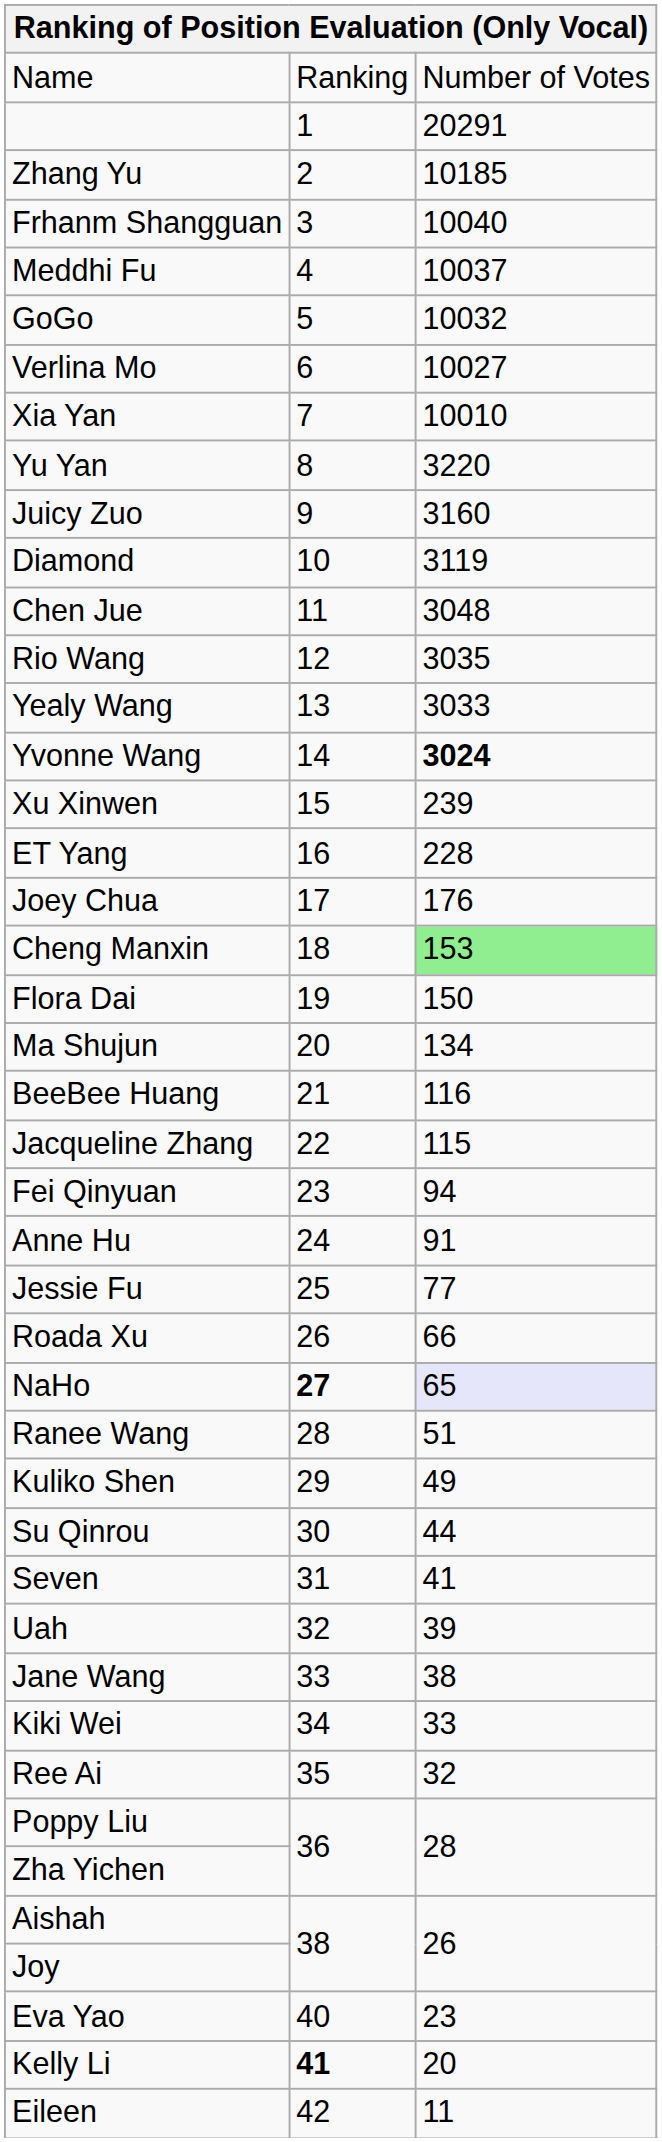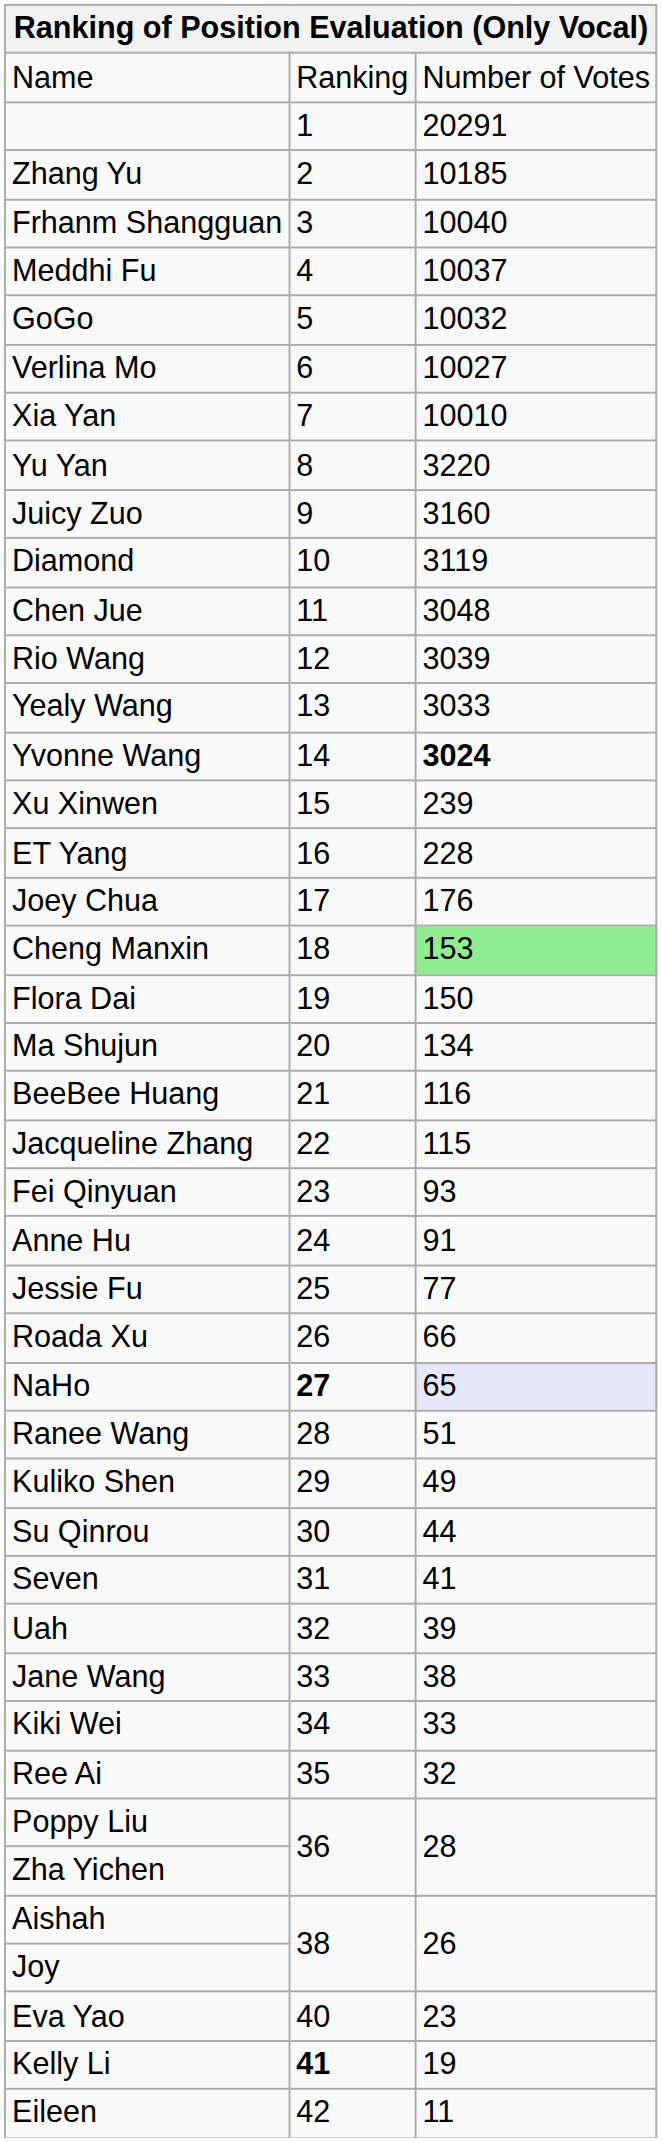(456, 658) 3035 -> (456, 658) 3039
(439, 1191) 94 -> (439, 1191) 93
(439, 2064) 20 -> (439, 2064) 19
